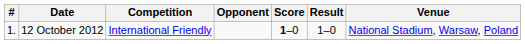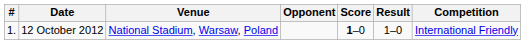columns swapped: (433, 13) <-> (160, 13)
